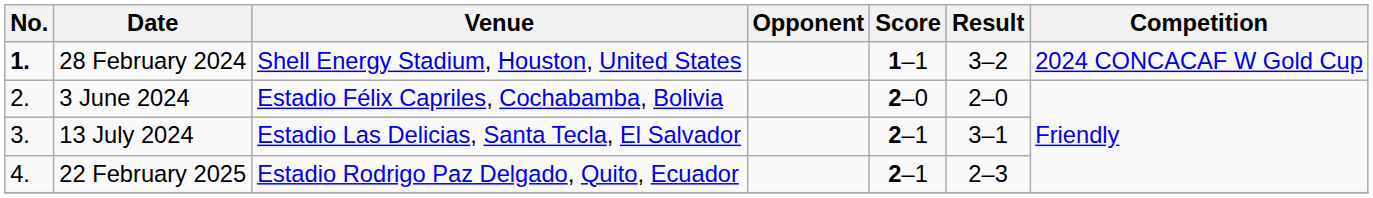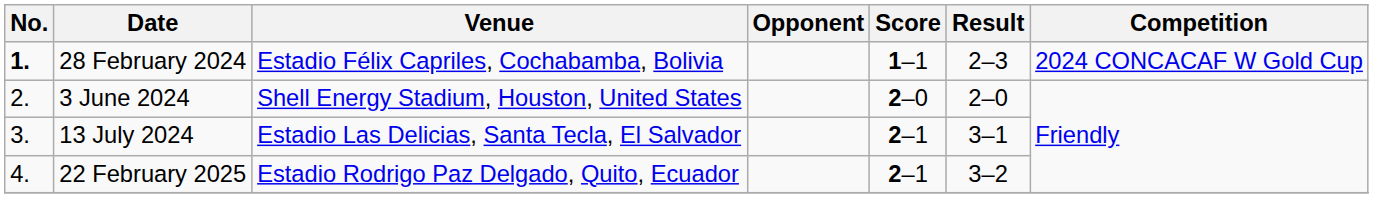(499, 60) Shell Energy Stadium, Houston, United States -> (490, 60) Estadio Félix Capriles, Cochabamba, Bolivia
(988, 60) 3–2 -> (988, 60) 2–3
(490, 98) Estadio Félix Capriles, Cochabamba, Bolivia -> (499, 98) Shell Energy Stadium, Houston, United States
(988, 173) 2–3 -> (988, 173) 3–2
